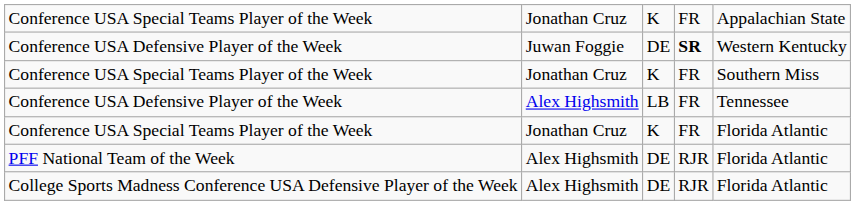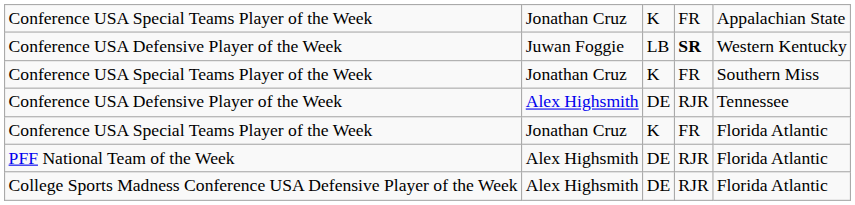(659, 46) DE -> (658, 46) LB
(658, 102) LB -> (659, 102) DE
(689, 102) FR -> (694, 102) RJR
